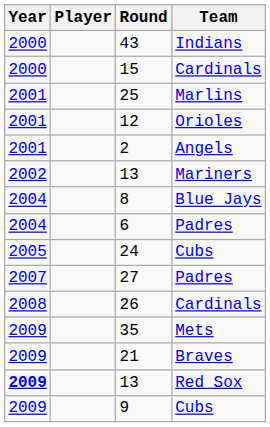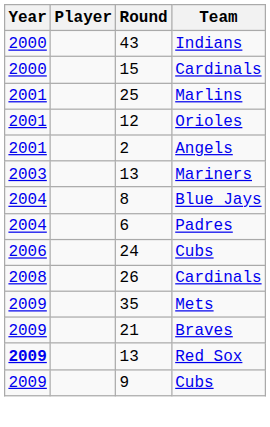(28, 174) 2002 -> (28, 174) 2003
(28, 252) 2005 -> (28, 252) 2006
- row: (129, 278)
